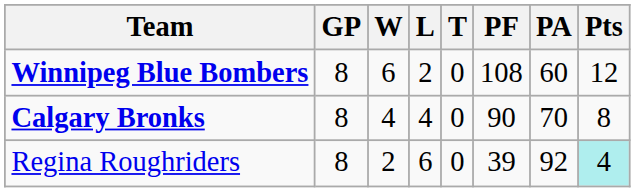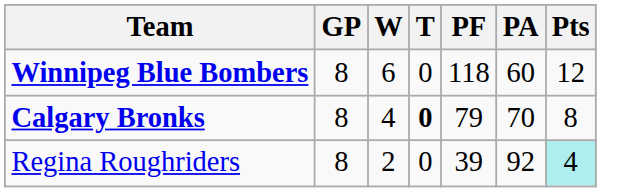- column: (425, 27)
(501, 72) 108 -> (469, 72) 118
(457, 117) normal -> (425, 117) bold
(501, 117) 90 -> (469, 117) 79
